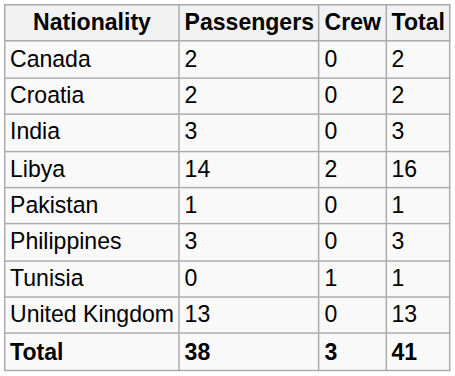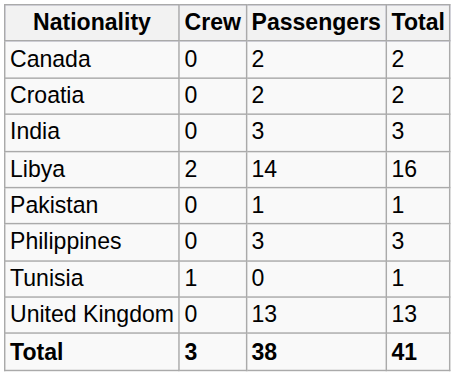columns swapped: (249, 22) <-> (353, 22)
